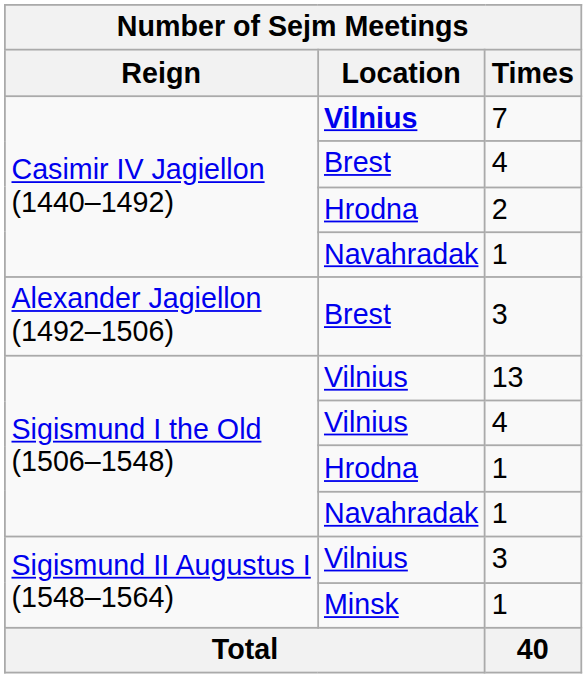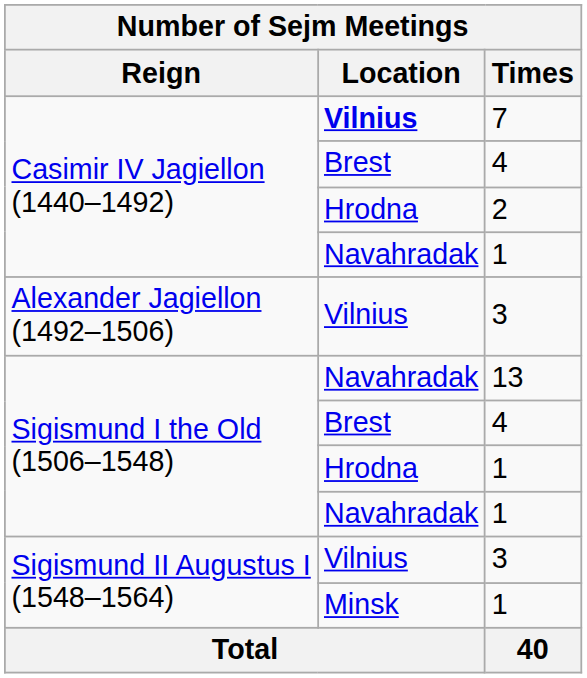(357, 315) Brest -> (366, 315) Vilnius
(366, 377) Vilnius -> (401, 377) Navahradak
(366, 422) Vilnius -> (357, 422) Brest
